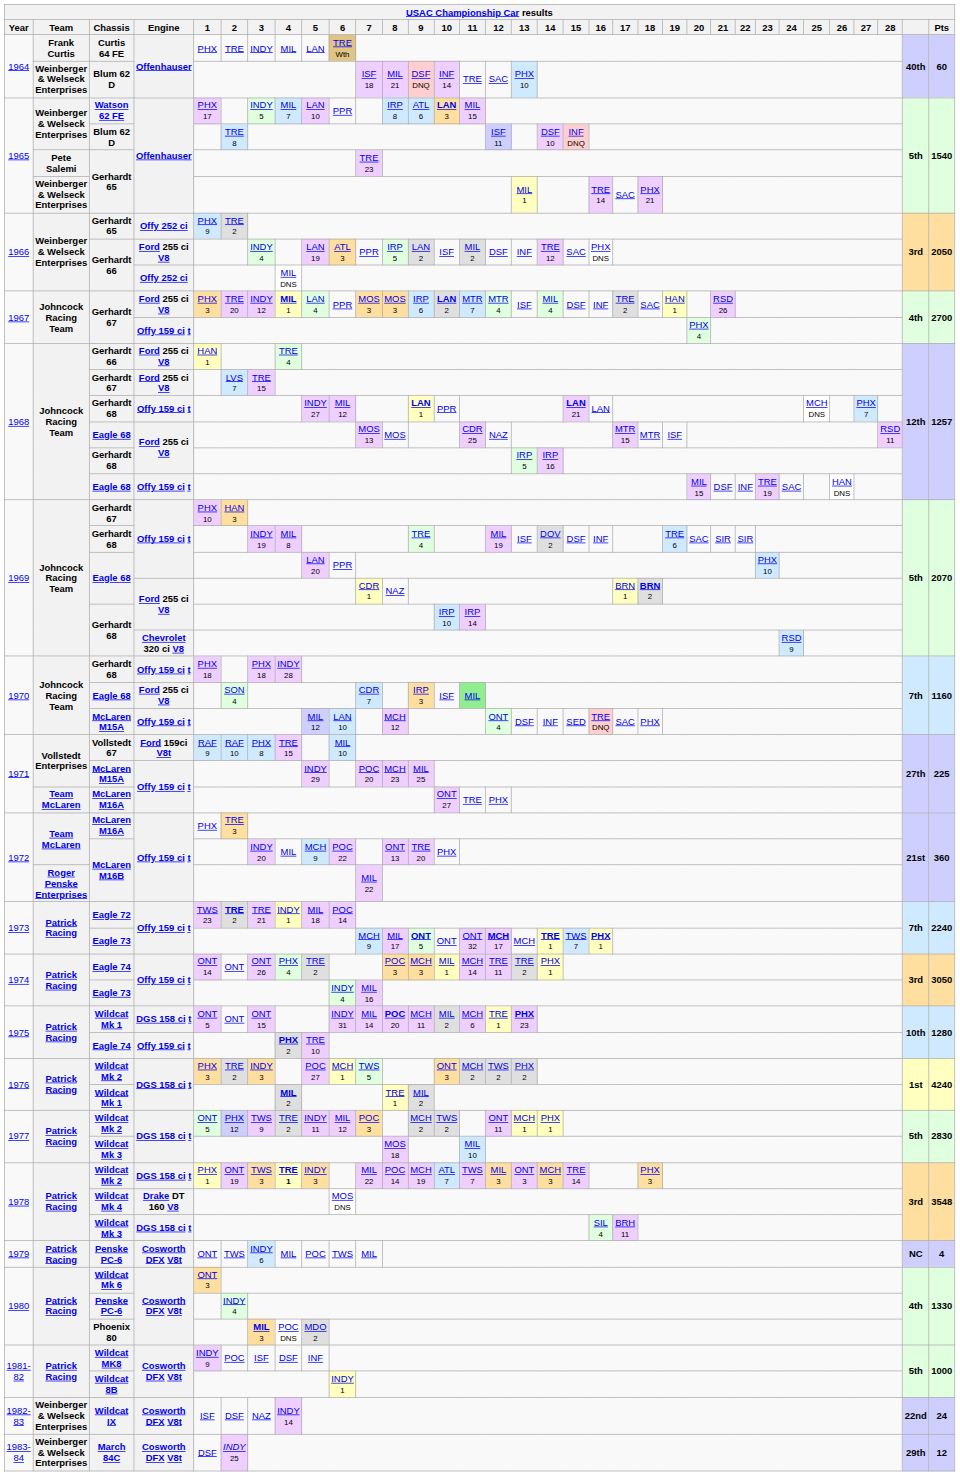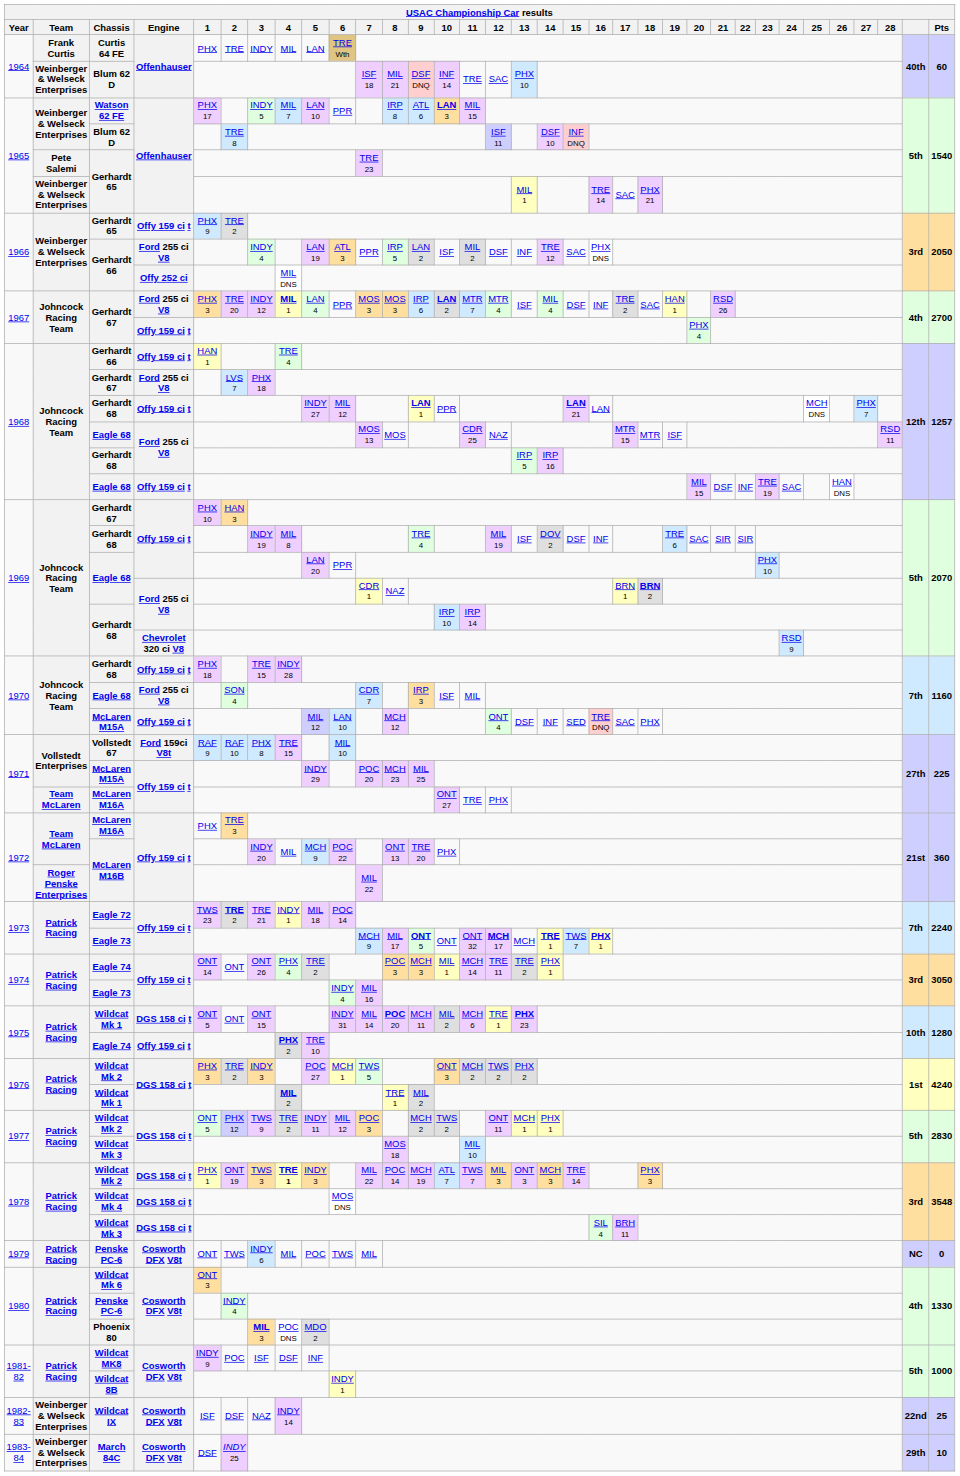(164, 226) Offy 252 ci -> (164, 226) Offy 159 ci t
(164, 357) Ford 255 ci V8 -> (164, 357) Offy 159 ci t
(261, 382) TRE 15 -> (261, 382) PHX 18
(261, 669) PHX 18 -> (261, 669) TRE 15
(472, 696) lightgreen background -> (472, 696) no background
(164, 1202) Drake DT 160 V8 -> (164, 1202) DGS 158 ci t
(942, 1254) 4 -> (942, 1254) 0
(942, 1416) 24 -> (942, 1416) 25
(942, 1453) 12 -> (942, 1453) 10
